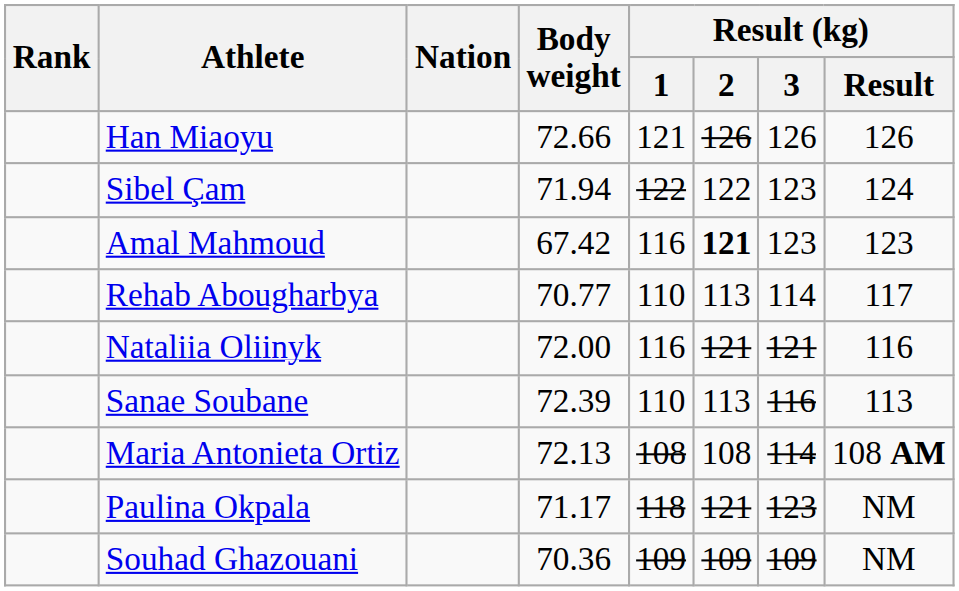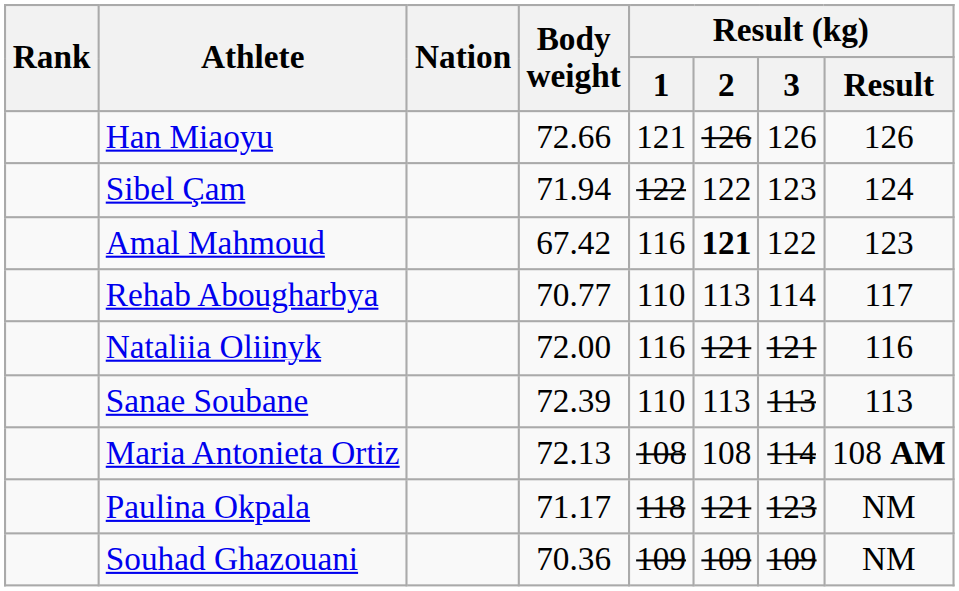(792, 242) 123 -> (792, 242) 122
(792, 400) 116 -> (792, 400) 113
